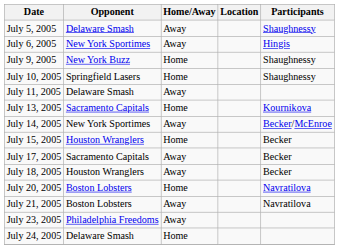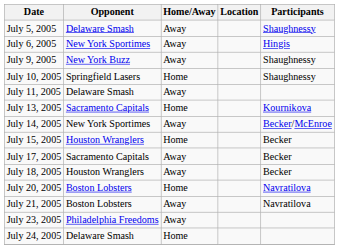(176, 60) Home -> (175, 60) Away
